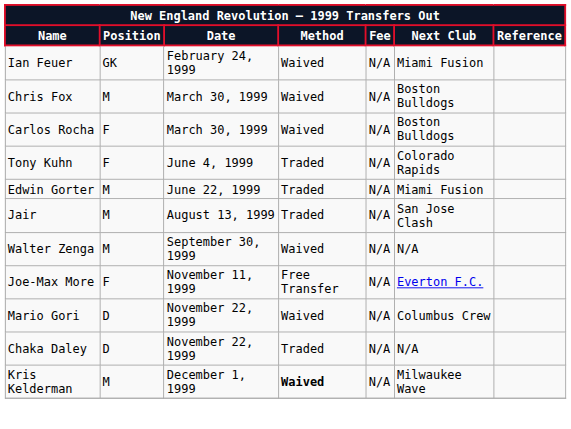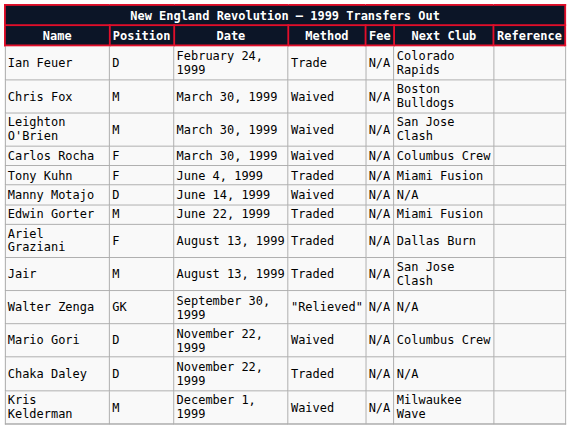(110, 63) GK -> (116, 63) D
(303, 63) Waived -> (309, 63) Trade
(440, 63) Miami Fusion -> (426, 63) Colorado Rapids
+ row: (37, 129)
(426, 129) Boston Bulldogs -> (444, 156) Columbus Crew
(426, 163) Colorado Rapids -> (440, 175) Miami Fusion
+ row: (51, 195)
+ row: (37, 241)
(106, 249) M -> (120, 307) GK
(303, 249) Waived -> (327, 307) "Relieved"
- row: (51, 282)
(303, 382) bold -> (313, 407) normal
